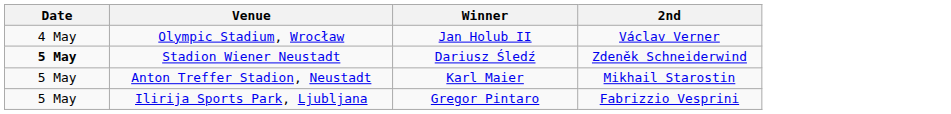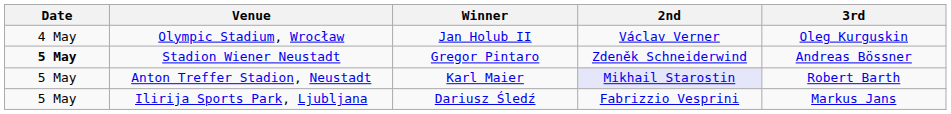+ column: (854, 15)
(485, 57) Dariusz Śledź -> (485, 57) Gregor Pintaro
(669, 78) no background -> (669, 78) lavender background
(485, 99) Gregor Pintaro -> (485, 99) Dariusz Śledź
